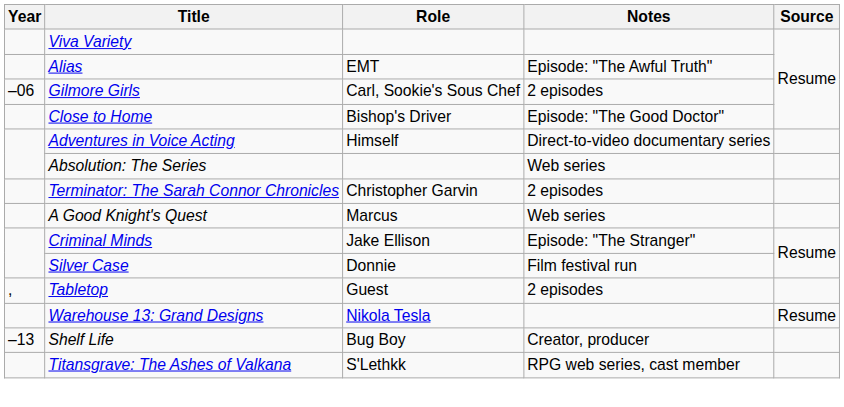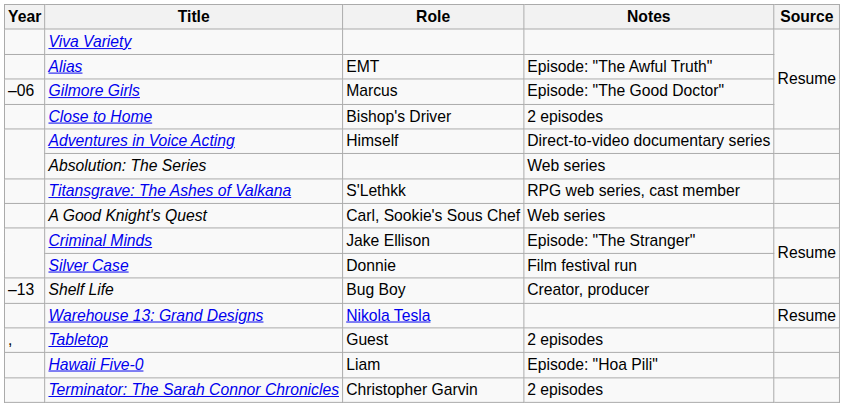(433, 91) Carl, Sookie's Sous Chef -> (372, 91) Marcus
(565, 91) 2 episodes -> (626, 91) Episode: "The Good Doctor"
(626, 116) Episode: "The Good Doctor" -> (565, 116) 2 episodes
rows swapped: (194, 191) <-> (170, 365)
(372, 215) Marcus -> (433, 215) Carl, Sookie's Sous Chef
rows swapped: (81, 340) <-> (78, 290)
+ row: (96, 365)
